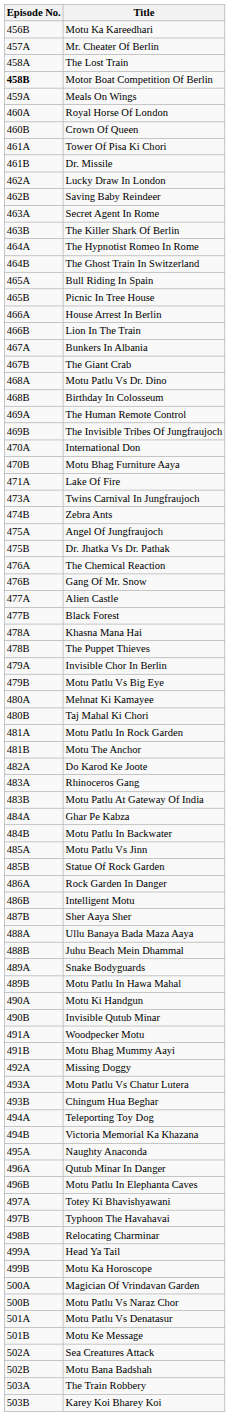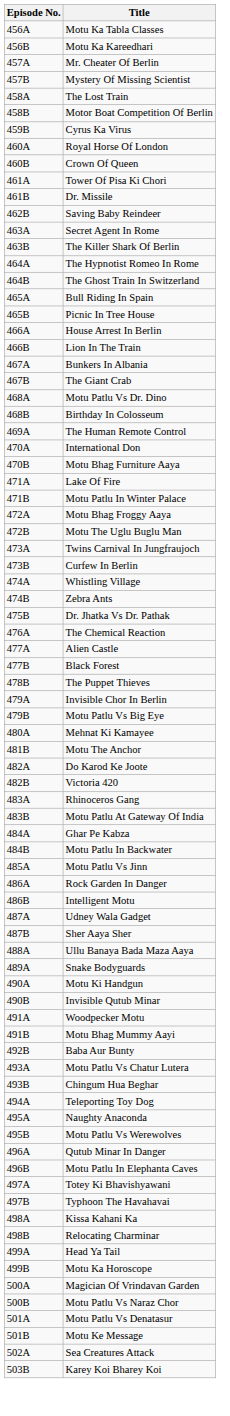+ row: (115, 29)
+ row: (128, 79)
(18, 79) bold -> (18, 113) normal
- row: (101, 96)
+ row: (98, 130)
- row: (116, 180)
- row: (144, 431)
+ row: (126, 498)
+ row: (118, 515)
+ row: (124, 532)
+ row: (102, 565)
+ row: (103, 582)
- row: (114, 532)
- row: (106, 582)
- row: (104, 632)
- row: (107, 716)
- row: (124, 733)
+ row: (92, 783)
- row: (115, 866)
+ row: (108, 917)
- row: (125, 950)
- row: (123, 984)
- row: (98, 1067)
+ row: (100, 1051)
- row: (132, 1134)
+ row: (124, 1134)
+ row: (101, 1218)
- row: (109, 1369)
- row: (106, 1386)
